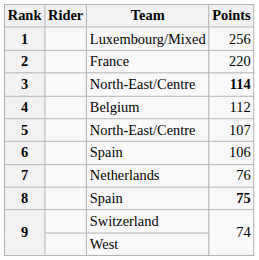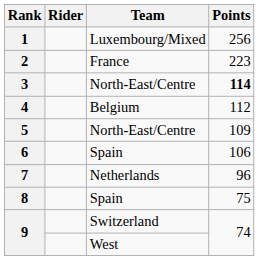(240, 61) 220 -> (240, 61) 223
(240, 130) 107 -> (240, 130) 109
(243, 175) 76 -> (243, 175) 96
(243, 198) bold -> (243, 198) normal
